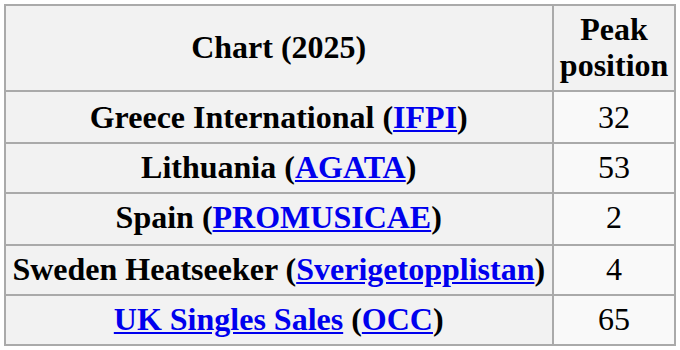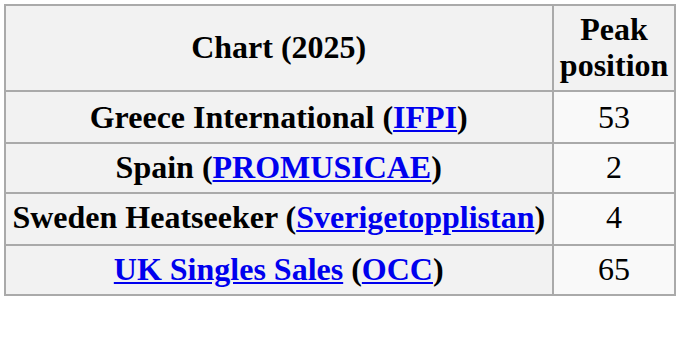(614, 116) 32 -> (614, 116) 53
- row: (279, 167)
